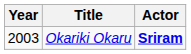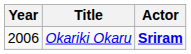(23, 37) 2003 -> (23, 37) 2006
